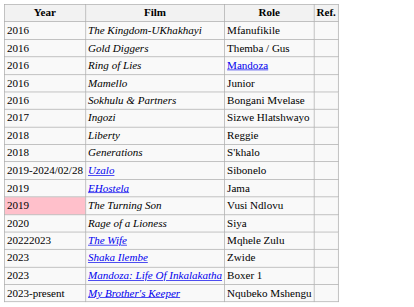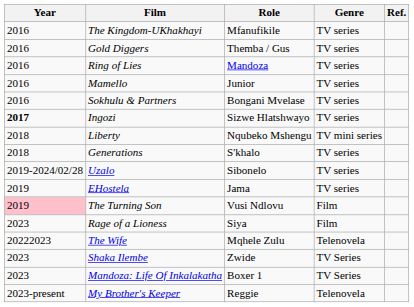+ column: (349, 13)
(18, 118) normal -> (18, 118) bold
(243, 135) Reggie -> (269, 135) Nqubeko Mshengu
(18, 223) 2020 -> (18, 223) 2023
(269, 293) Nqubeko Mshengu -> (243, 293) Reggie
